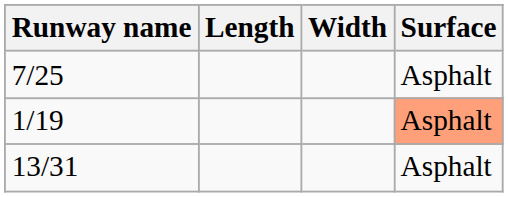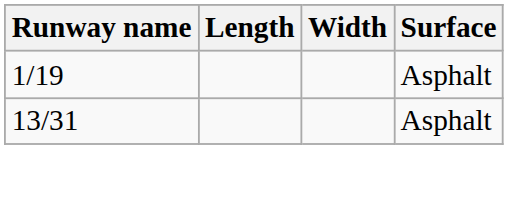- row: (38, 74)
(446, 120) lightsalmon background -> (446, 74) no background
